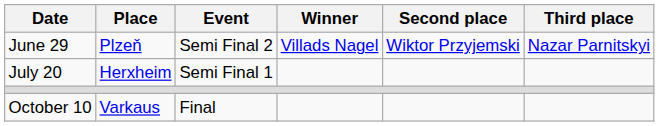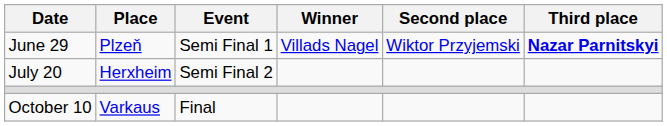(226, 45) Semi Final 2 -> (226, 45) Semi Final 1
(589, 45) normal -> (593, 45) bold
(226, 72) Semi Final 1 -> (226, 72) Semi Final 2
